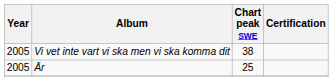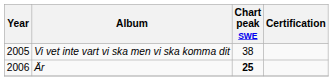(18, 68) 2005 -> (18, 68) 2006
(248, 68) normal -> (248, 68) bold
